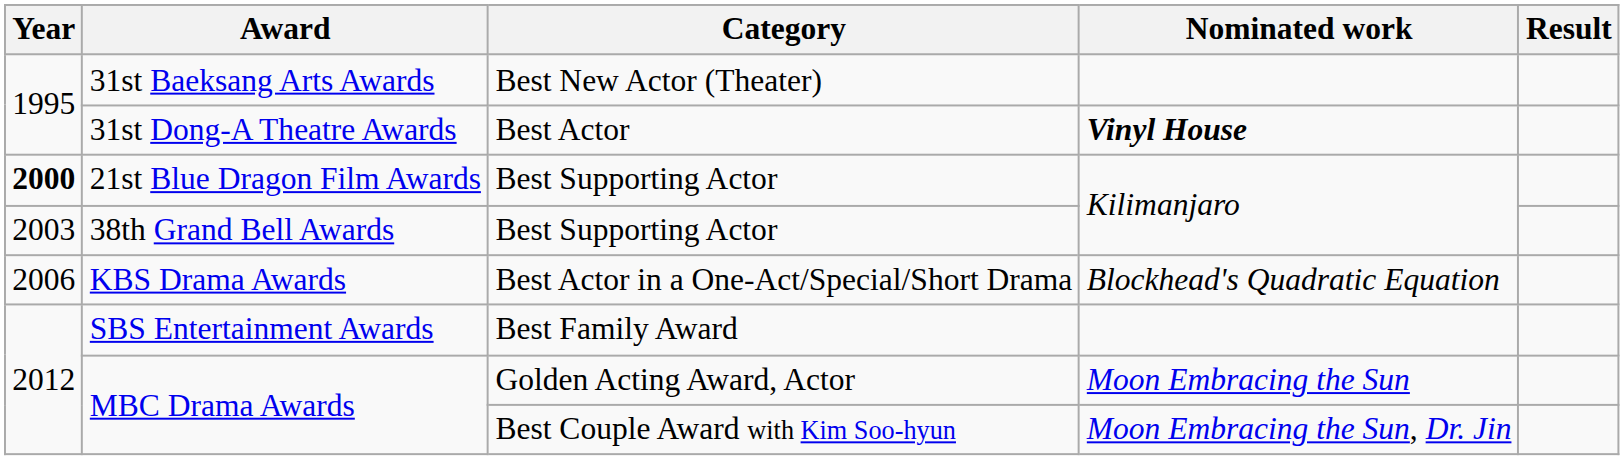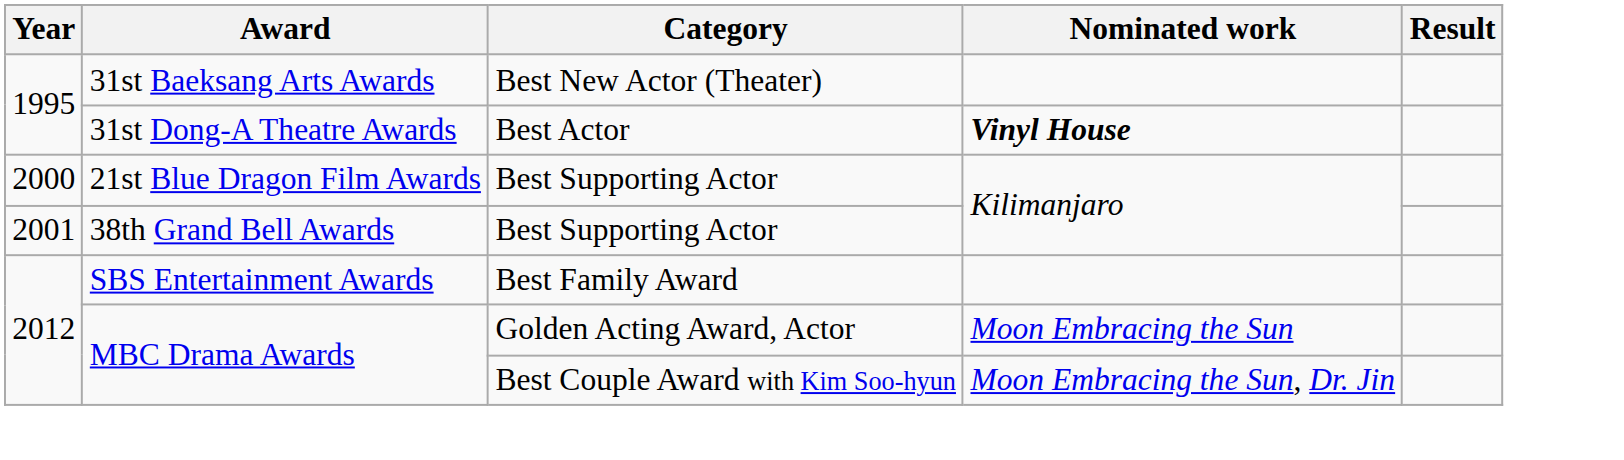(44, 179) bold -> (44, 179) normal
(44, 229) 2003 -> (44, 229) 2001
- row: (218, 279)
